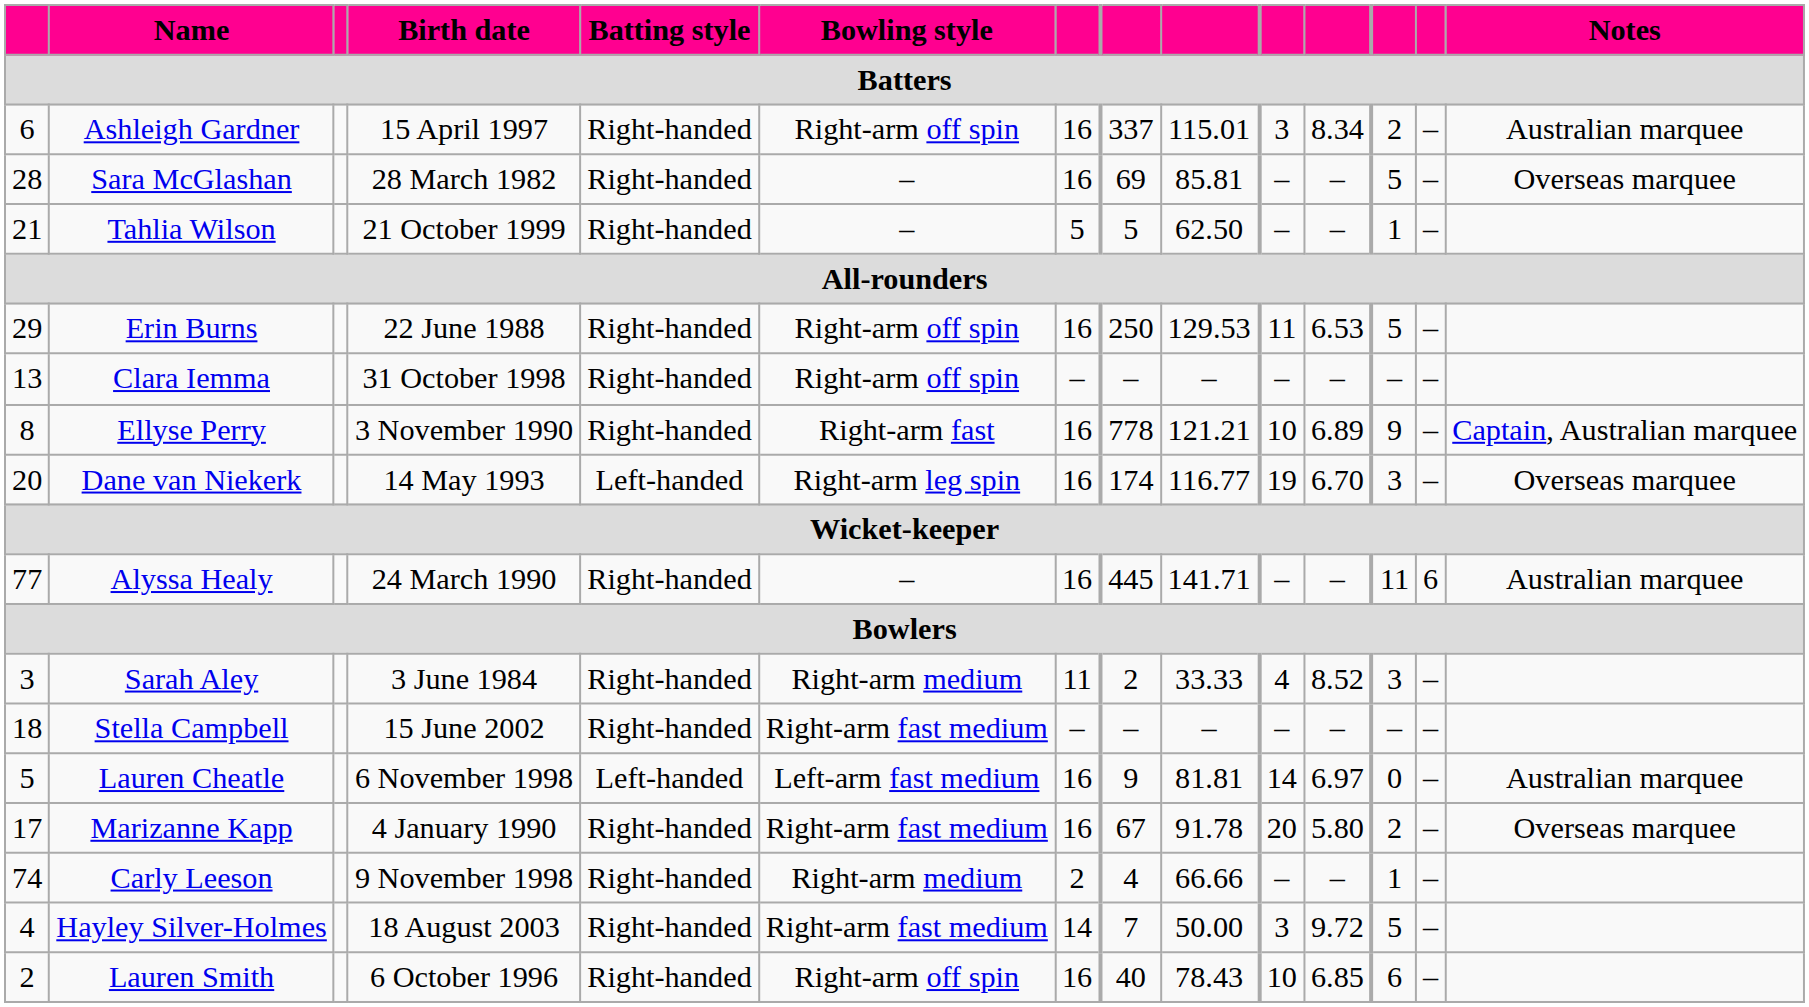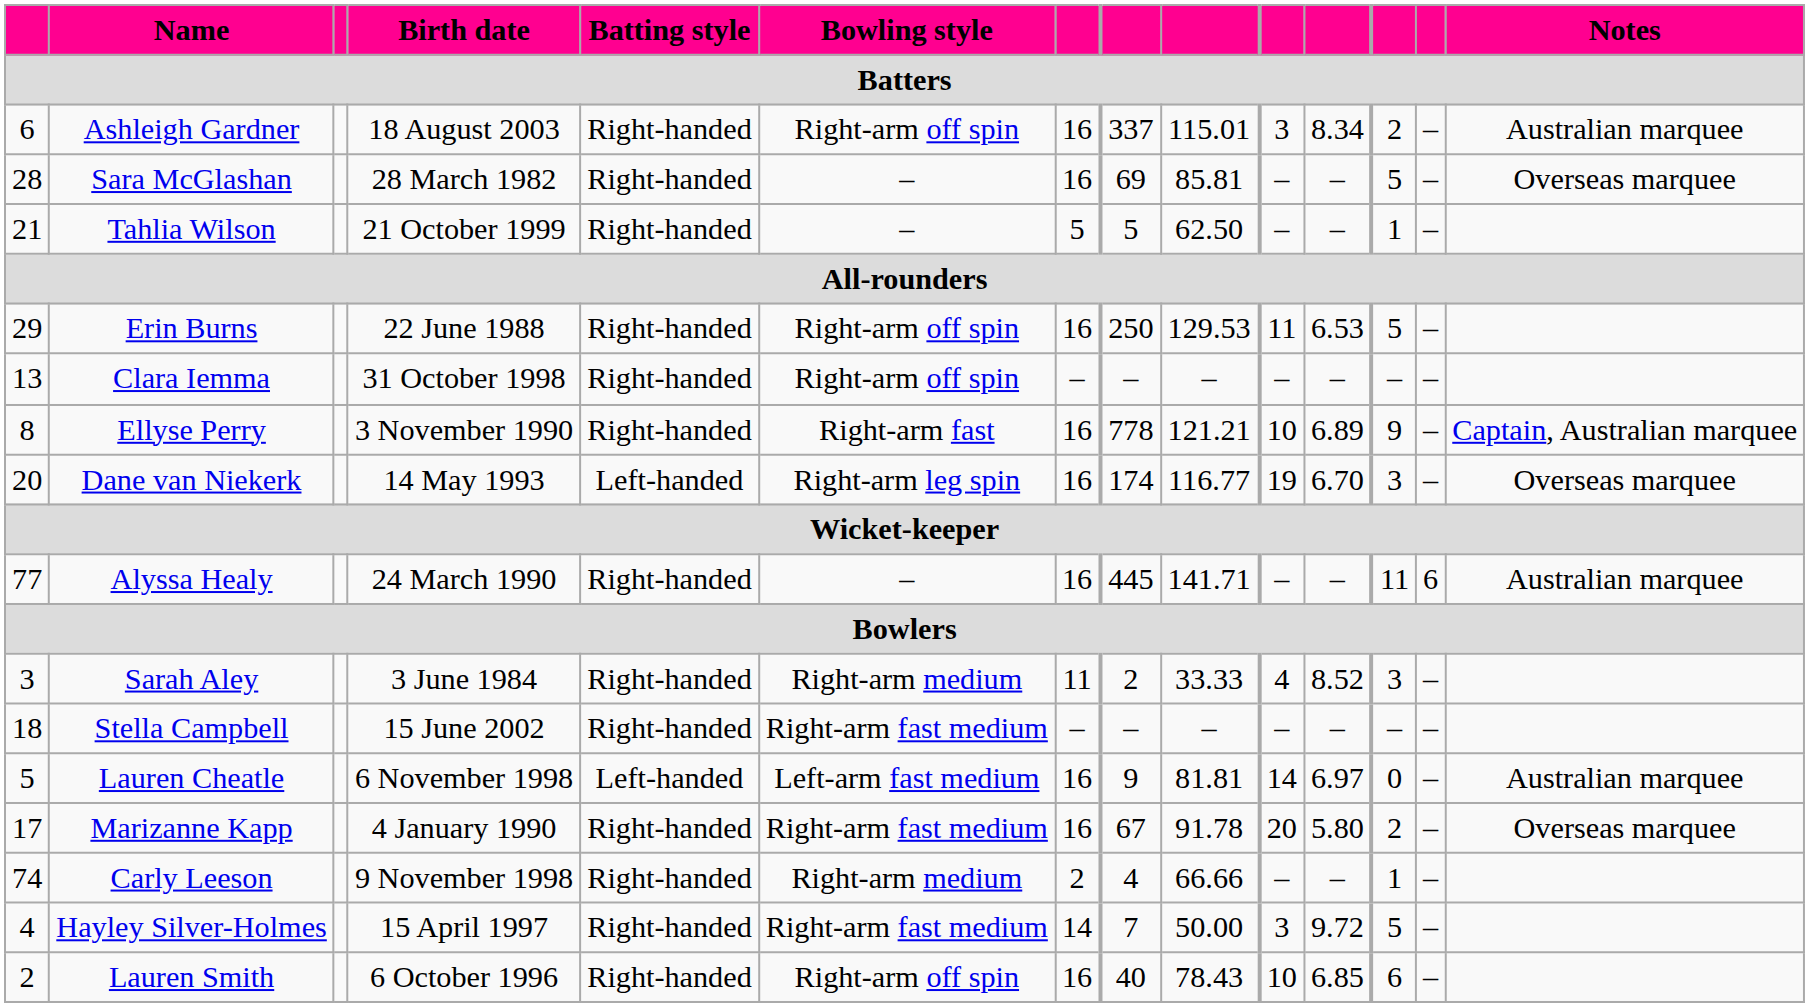(464, 129) 15 April 1997 -> (464, 129) 18 August 2003
(464, 927) 18 August 2003 -> (464, 927) 15 April 1997
